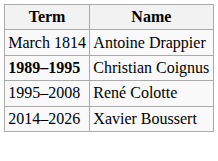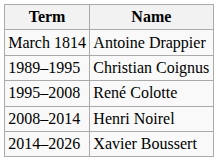(44, 67) bold -> (44, 67) normal
+ row: (134, 118)
